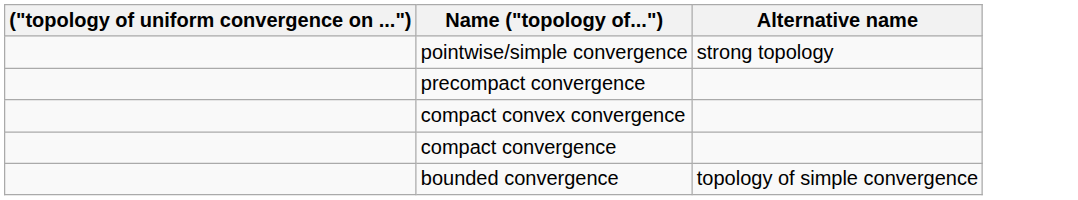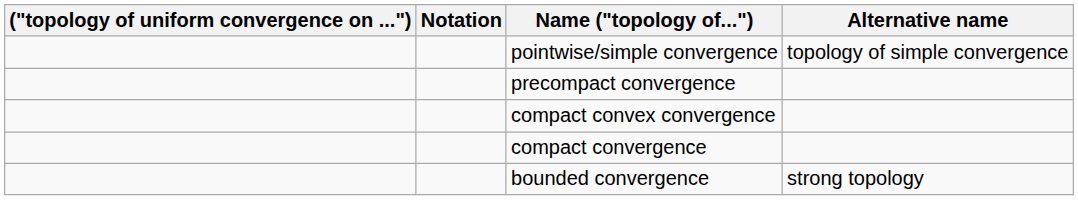+ column: (461, 20)
(765, 52) strong topology -> (928, 52) topology of simple convergence
(837, 178) topology of simple convergence -> (855, 178) strong topology
